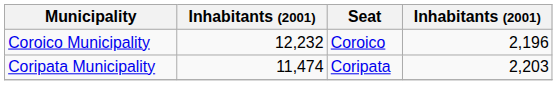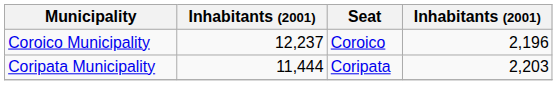(299, 42) 12,232 -> (299, 42) 12,237
(300, 67) 11,474 -> (300, 67) 11,444
